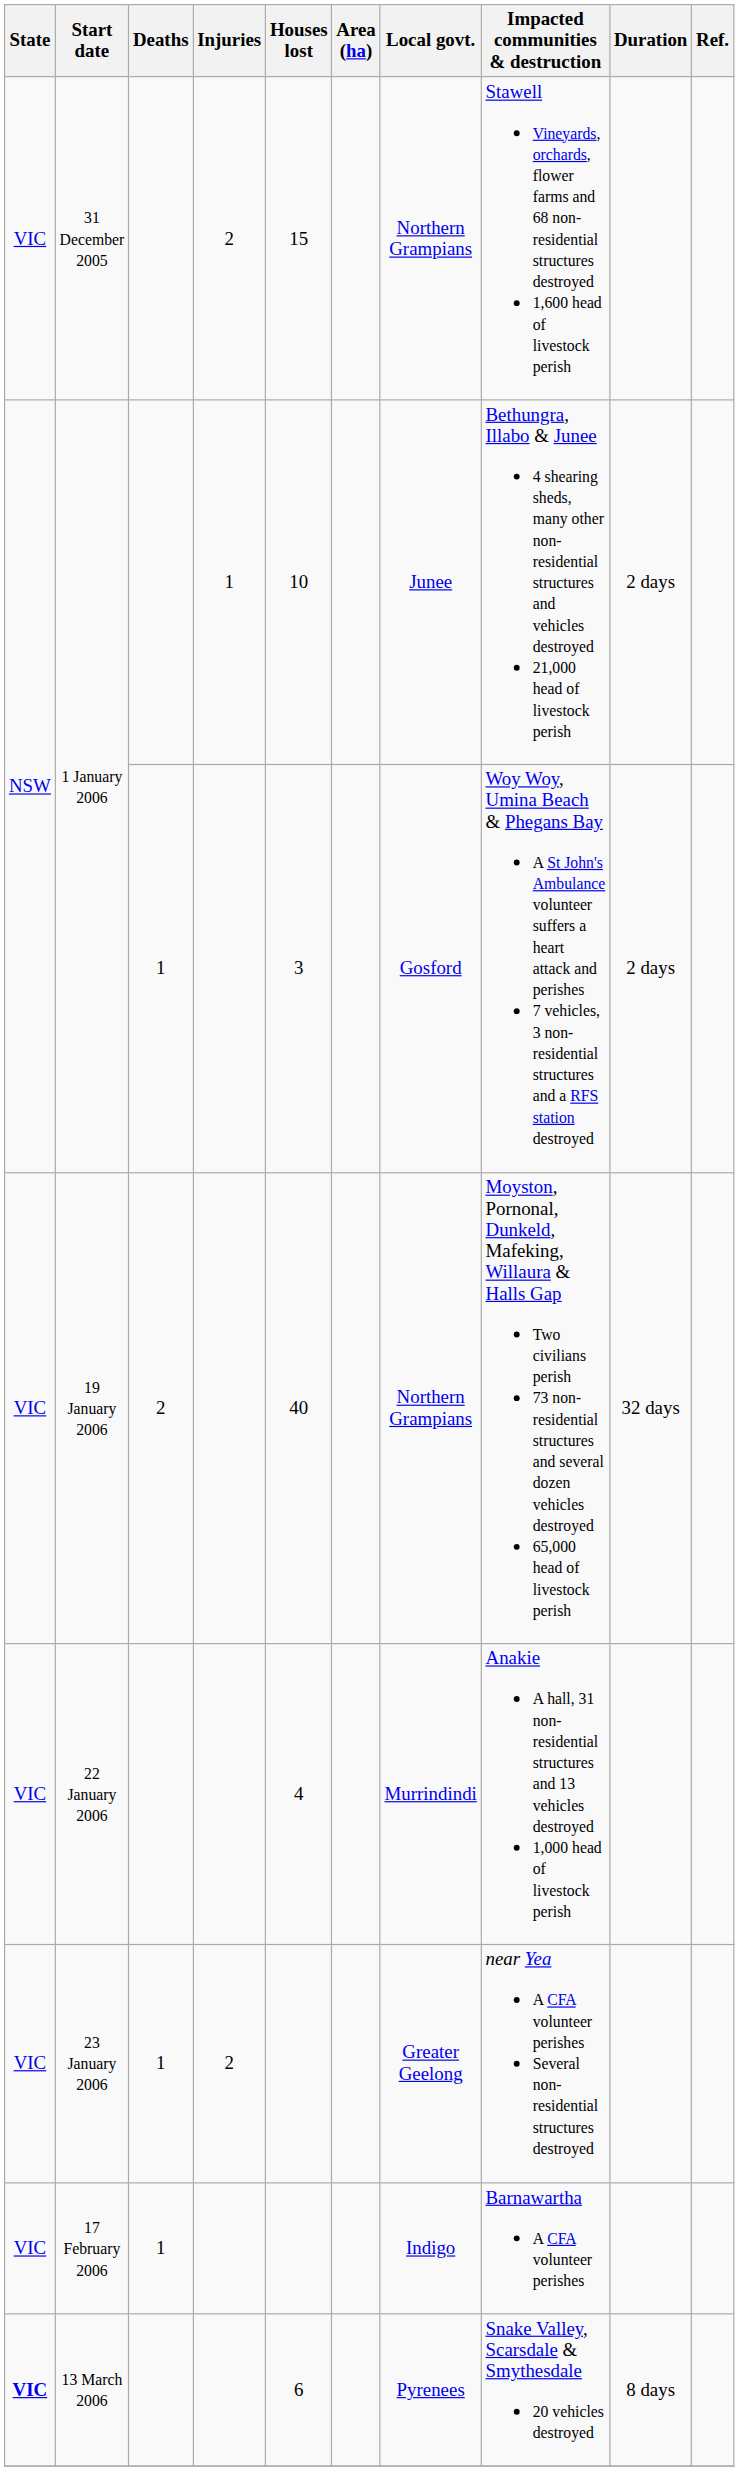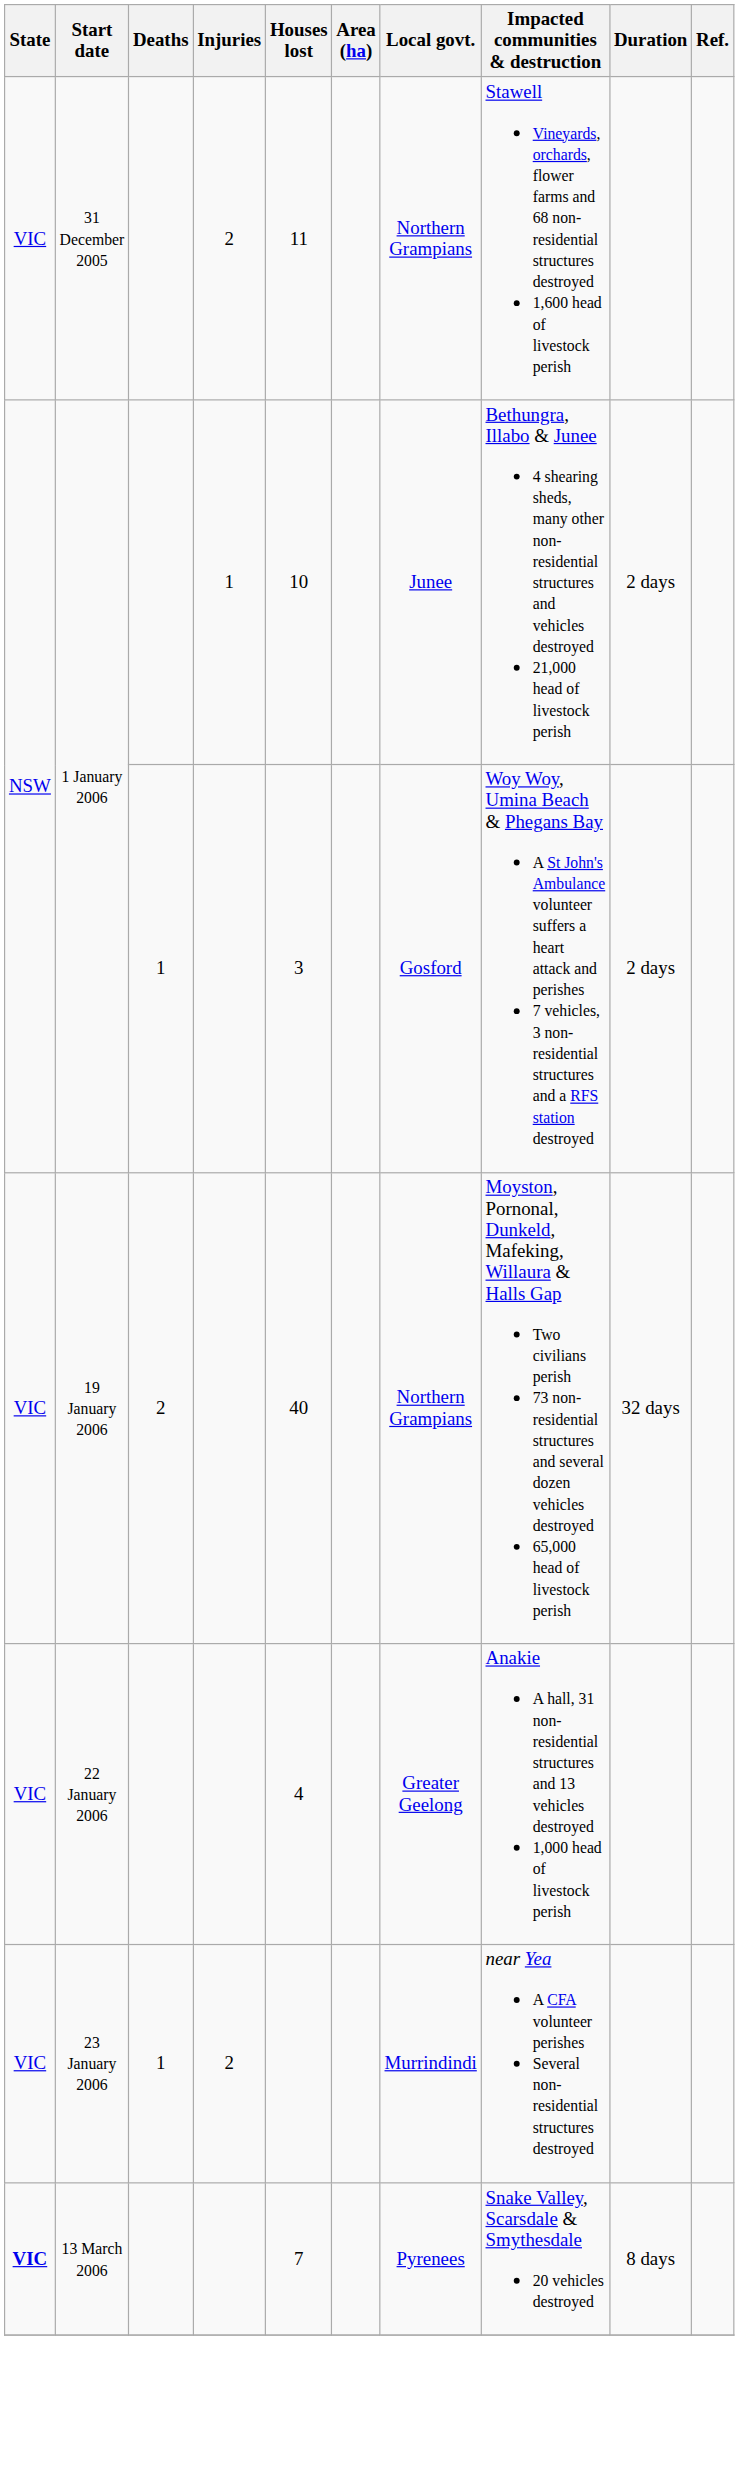(299, 238) 15 -> (299, 238) 11
(431, 1794) Murrindindi -> (431, 1794) Greater Geelong
(431, 2063) Greater Geelong -> (431, 2063) Murrindindi
- row: (92, 2249)
(299, 2390) 6 -> (299, 2258) 7
